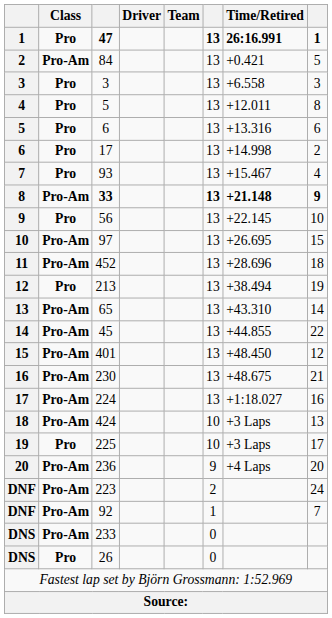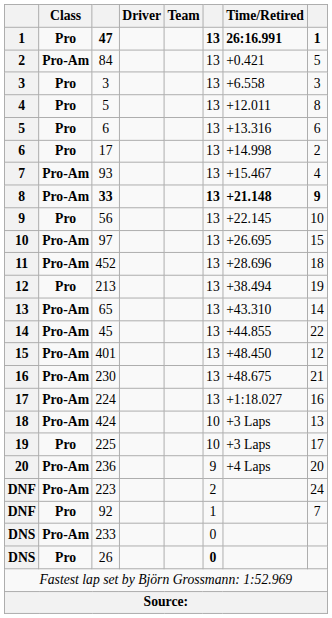(66, 174) Pro -> (66, 174) Pro-Am
(66, 512) Pro-Am -> (66, 512) Pro
(213, 557) normal -> (213, 557) bold
